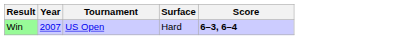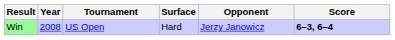+ column: (246, 11)
(50, 27) 2007 -> (50, 27) 2008
